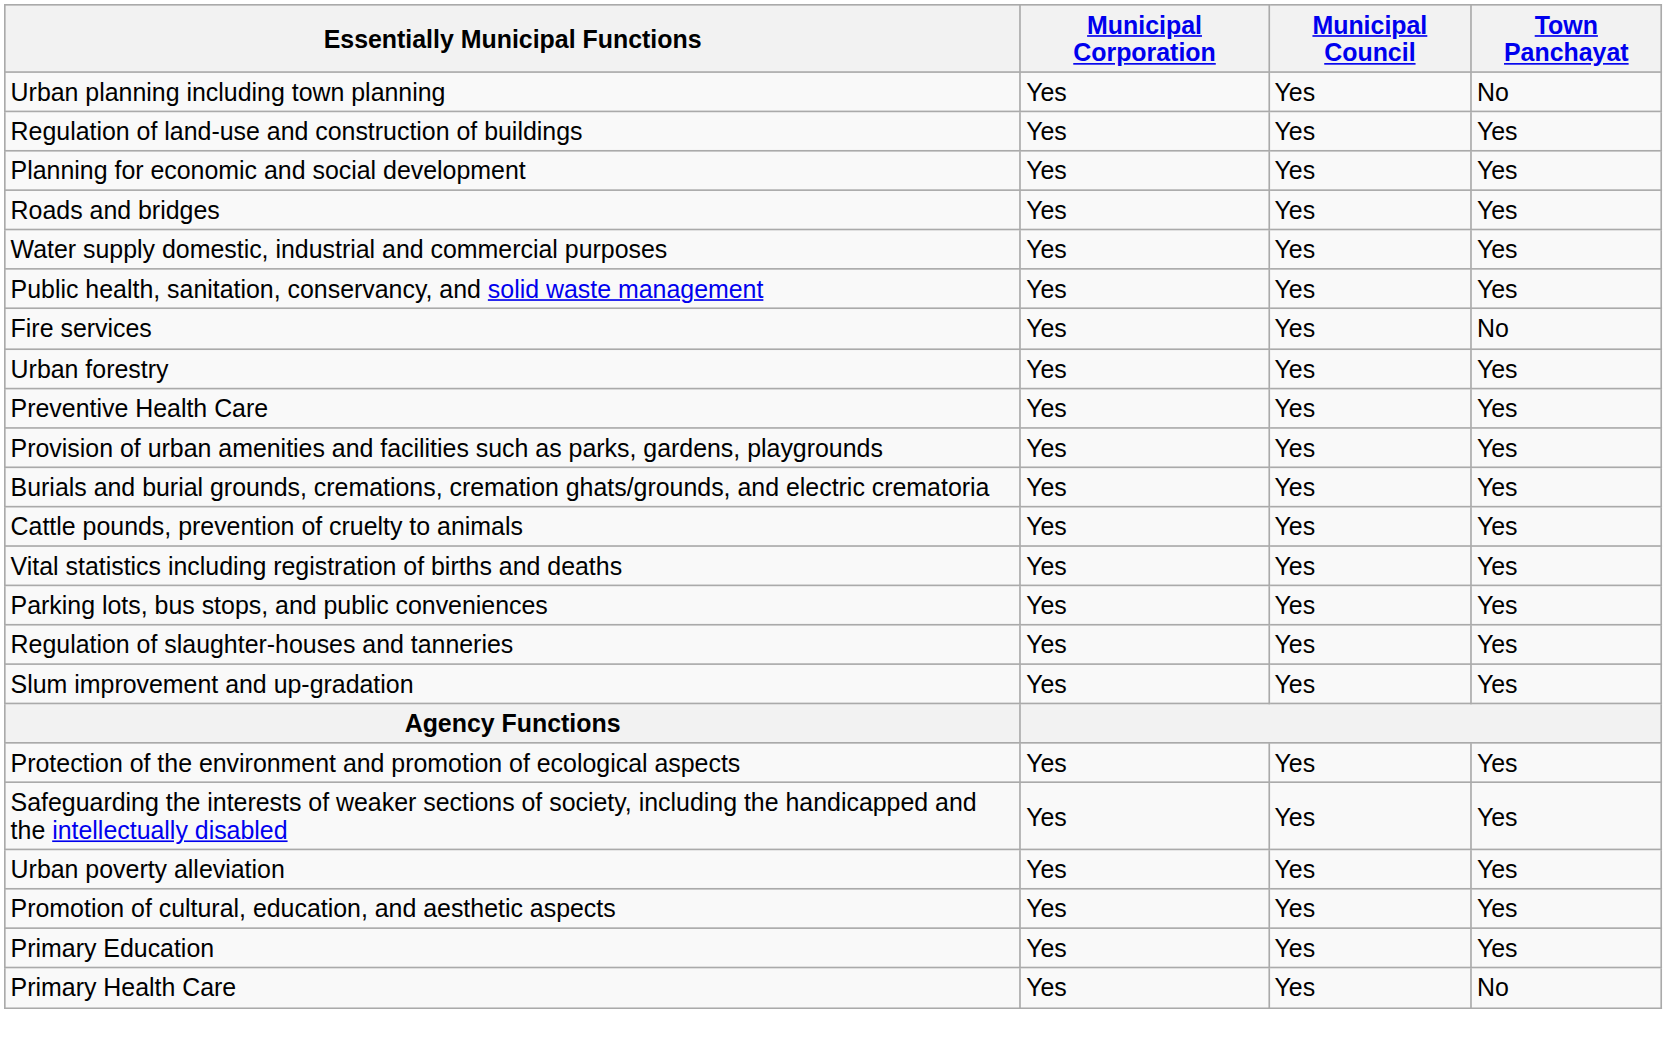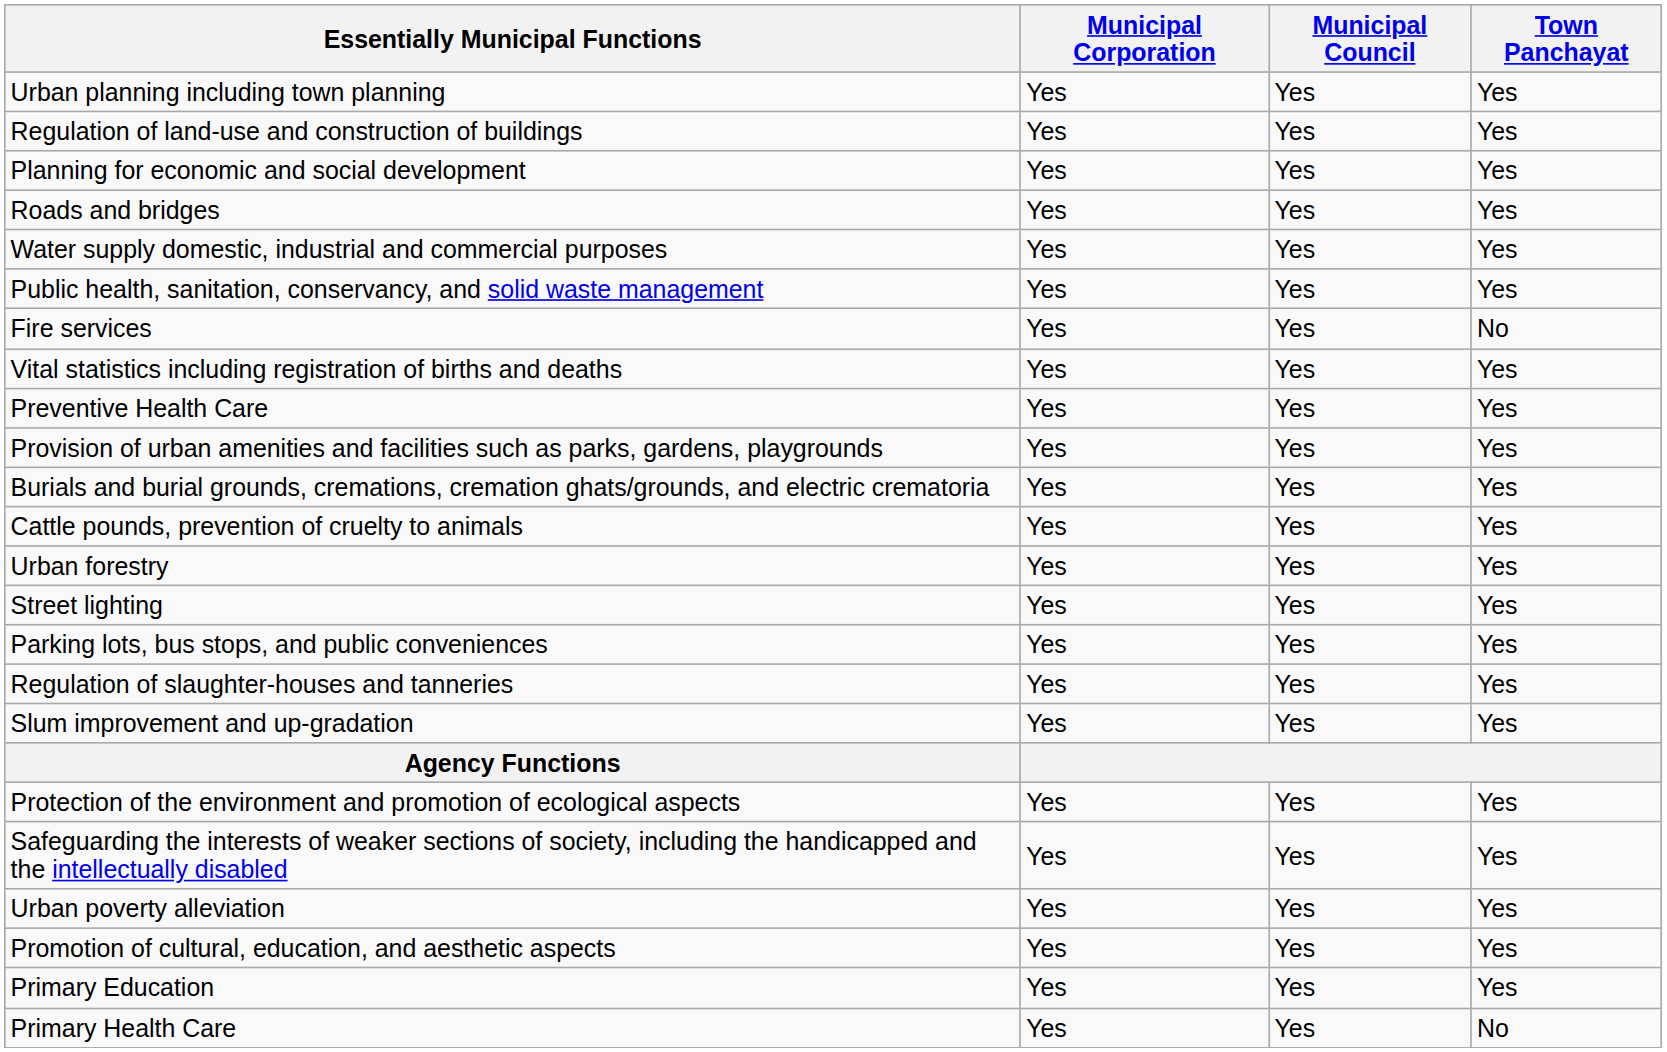(1493, 92) No -> (1497, 92) Yes
rows swapped: (90, 368) <-> (316, 566)
+ row: (87, 605)
